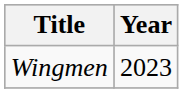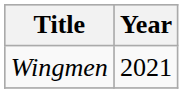(146, 66) 2023 -> (146, 66) 2021
